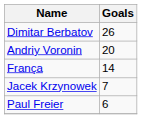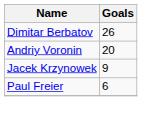- row: (25, 68)
(105, 86) 7 -> (105, 68) 9
